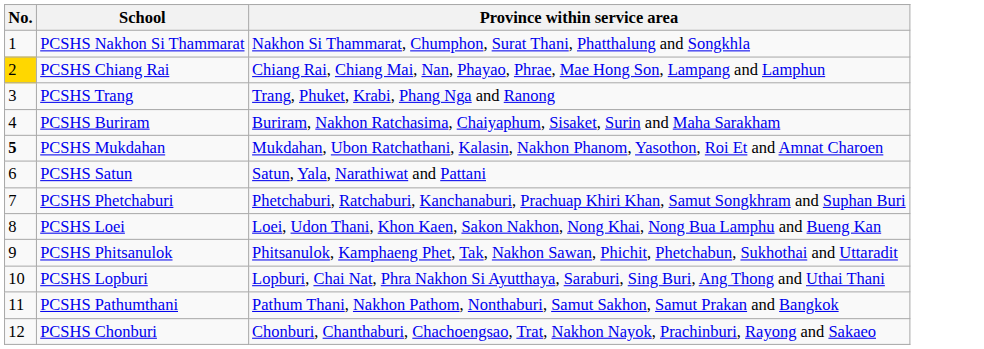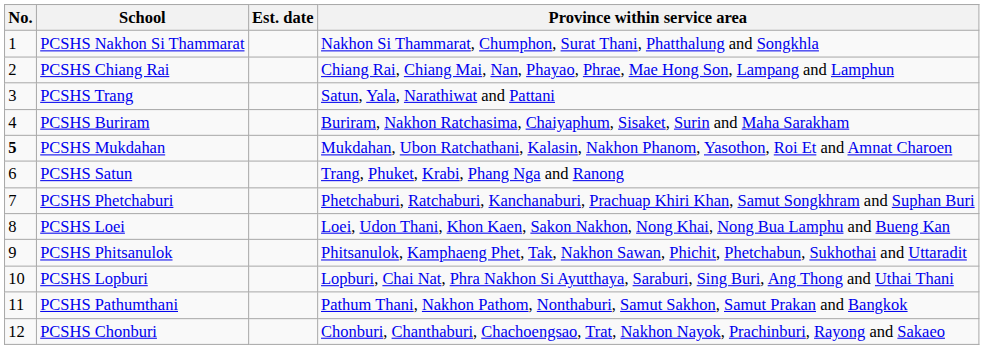+ column: (283, 17)
(12, 69) gold background -> (12, 69) no background
(404, 95) Trang, Phuket, Krabi, Phang Nga and Ranong -> (438, 95) Satun, Yala, Narathiwat and Pattani
(369, 174) Satun, Yala, Narathiwat and Pattani -> (472, 174) Trang, Phuket, Krabi, Phang Nga and Ranong
